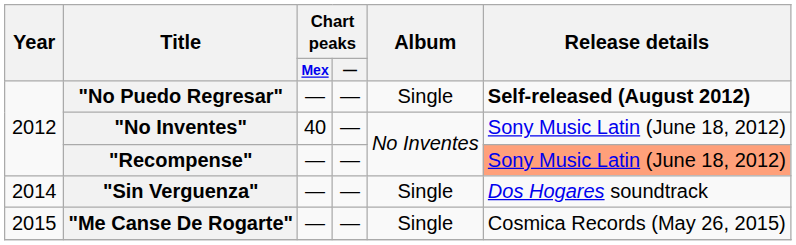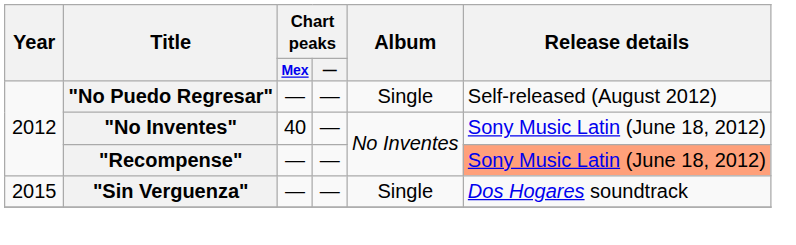(619, 96) bold -> (592, 96) normal
(34, 191) 2014 -> (34, 191) 2015
- row: (181, 223)
